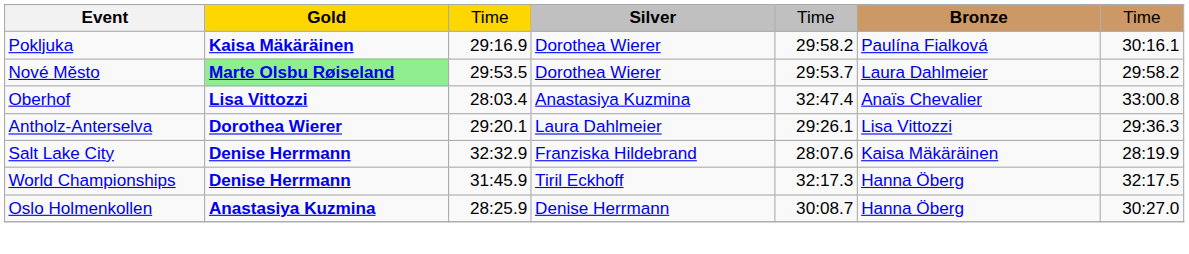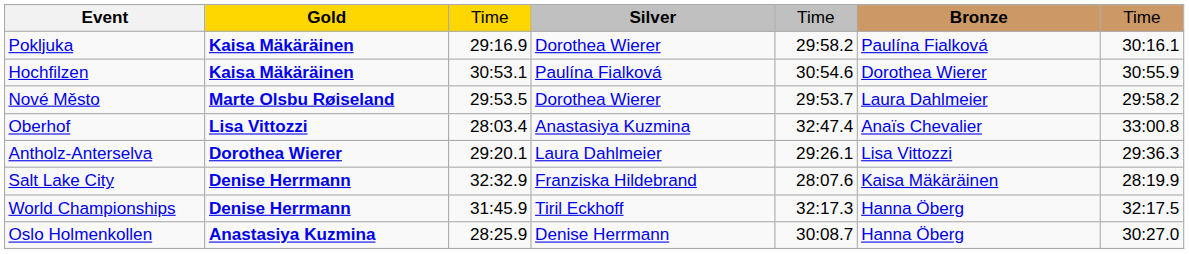+ row: (48, 72)
(302, 72) lightgreen background -> (302, 99) no background
